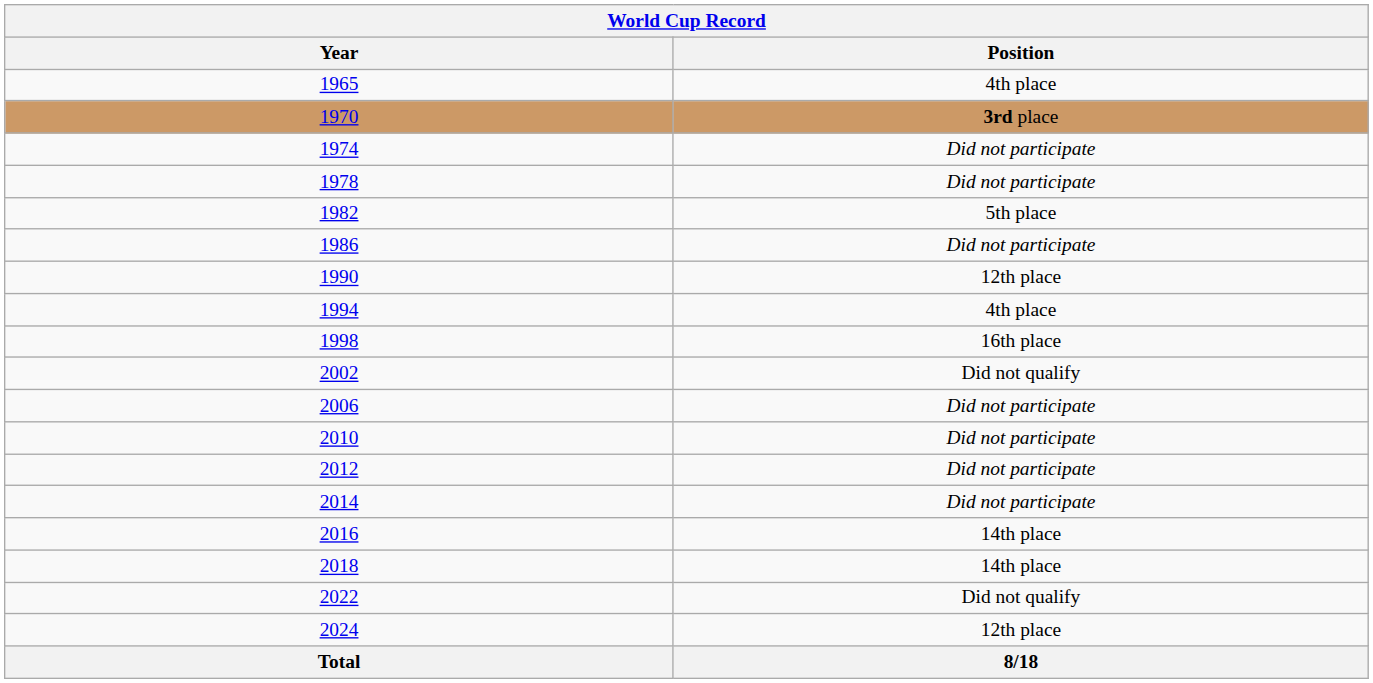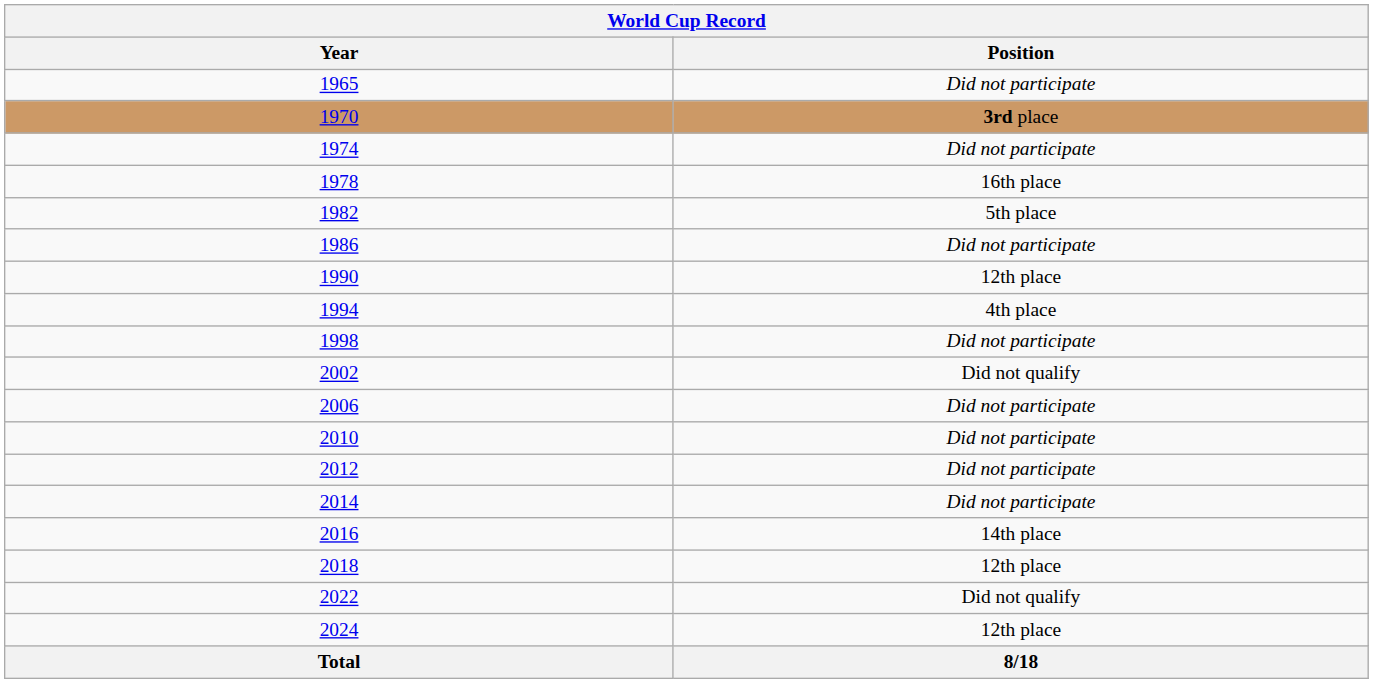(1021, 85) 4th place -> (1021, 85) Did not participate
(1021, 181) Did not participate -> (1021, 181) 16th place
(1021, 341) 16th place -> (1021, 341) Did not participate
(1021, 565) 14th place -> (1021, 565) 12th place
